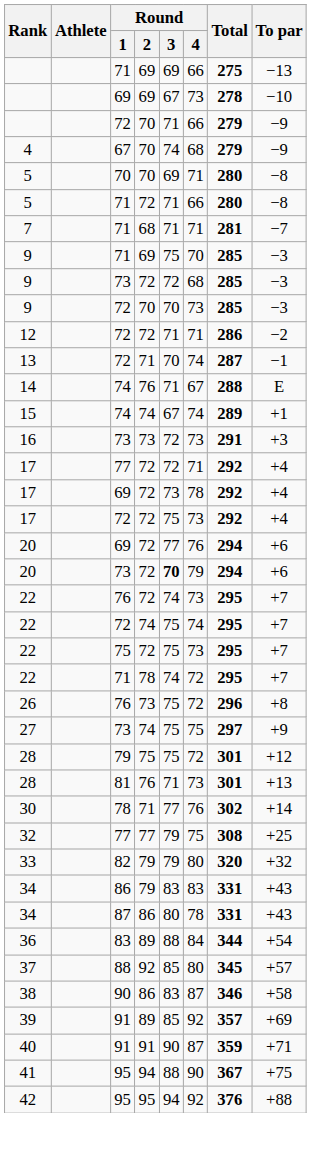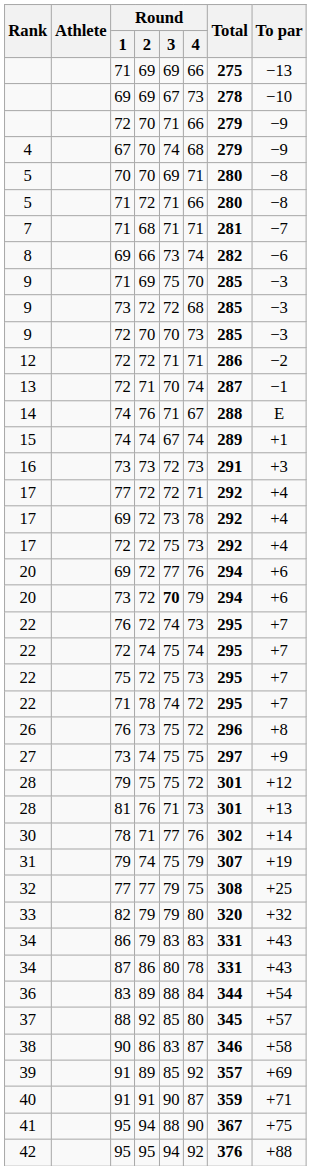+ row: (28, 255)
+ row: (28, 862)
